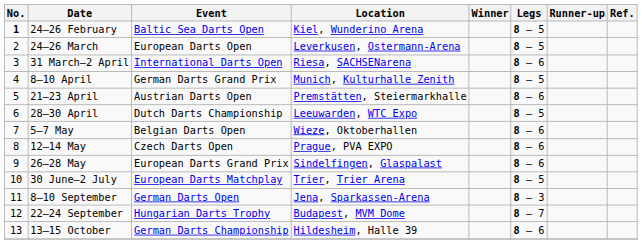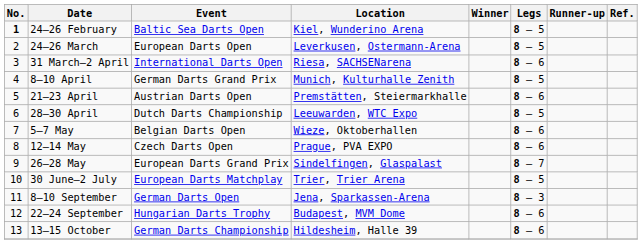(529, 163) 8 – 6 -> (529, 163) 8 – 7
(529, 214) 8 – 7 -> (529, 214) 8 – 6
